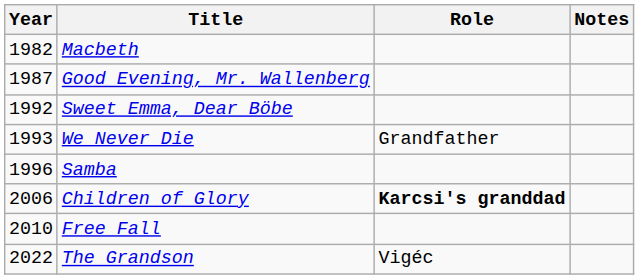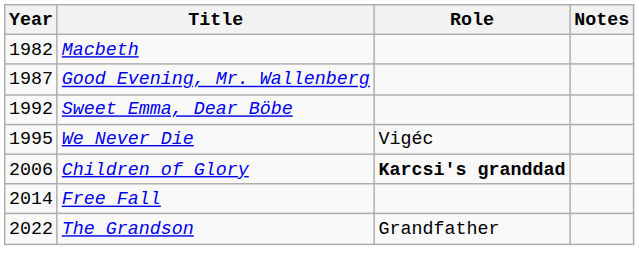(31, 139) 1993 -> (31, 139) 1995
(439, 139) Grandfather -> (406, 139) Vigéc
- row: (89, 169)
(31, 229) 2010 -> (31, 199) 2014
(406, 259) Vigéc -> (439, 229) Grandfather
